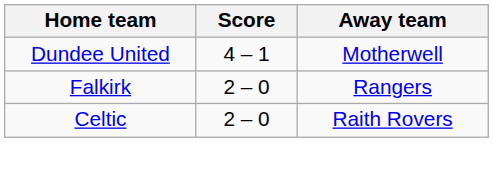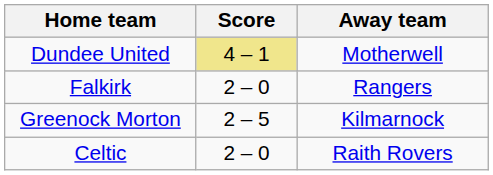(247, 53) no background -> (247, 53) khaki background
+ row: (100, 119)
